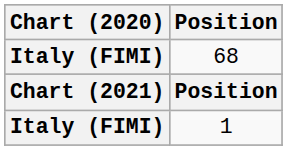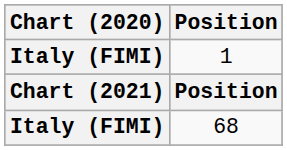rows swapped: (226, 127) <-> (226, 57)
